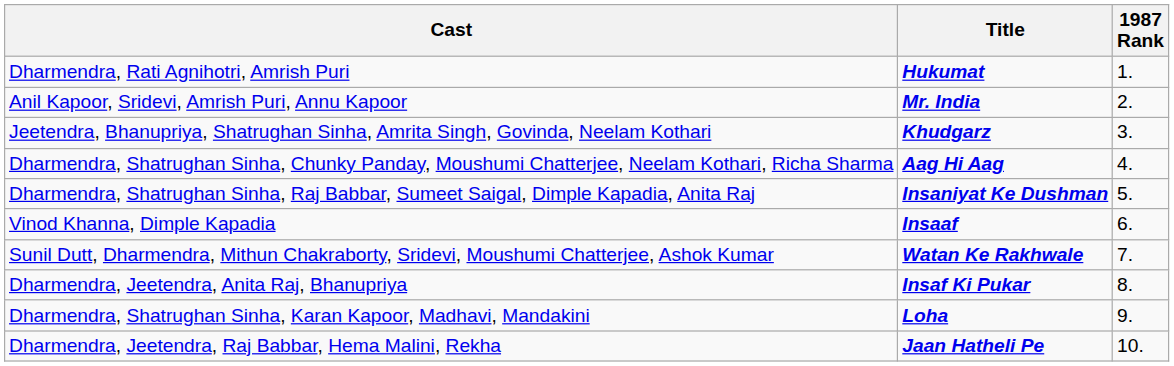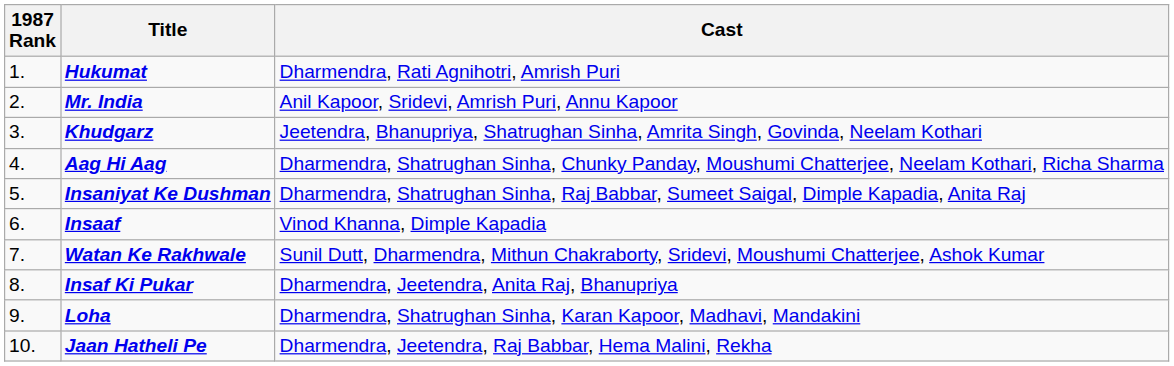columns swapped: (1141, 30) <-> (451, 30)
